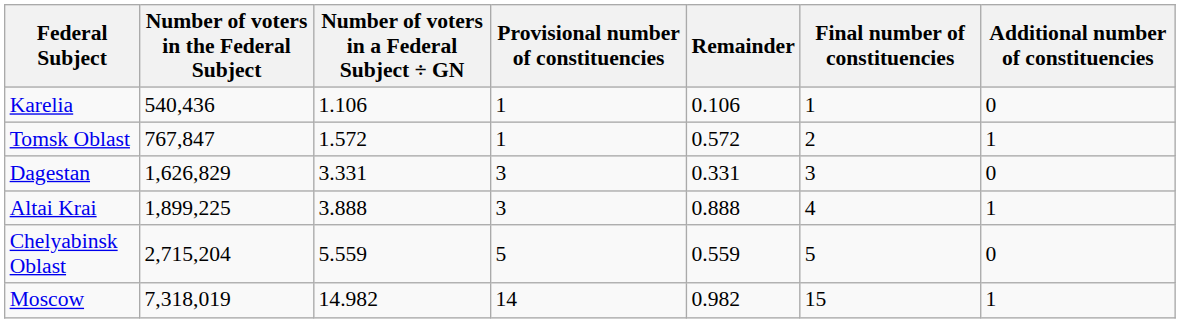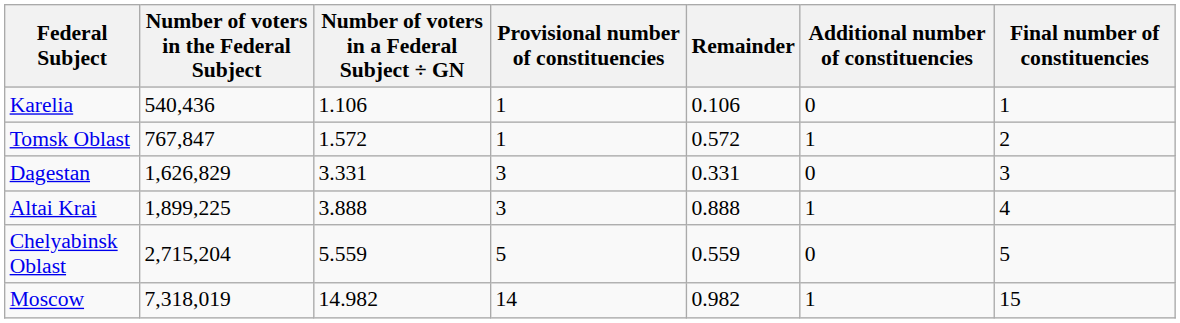columns swapped: (1078, 45) <-> (890, 45)
